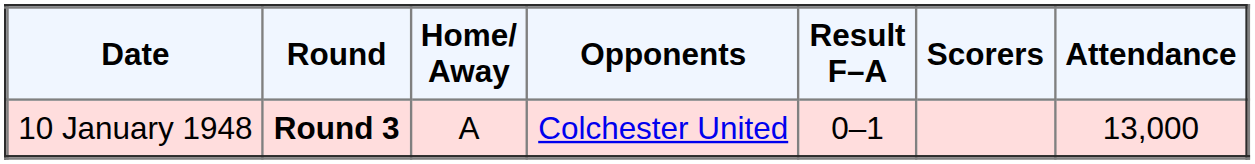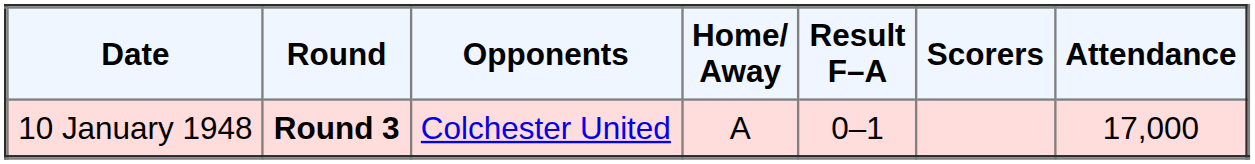columns swapped: (663, 54) <-> (469, 54)
(1151, 128) 13,000 -> (1151, 128) 17,000
